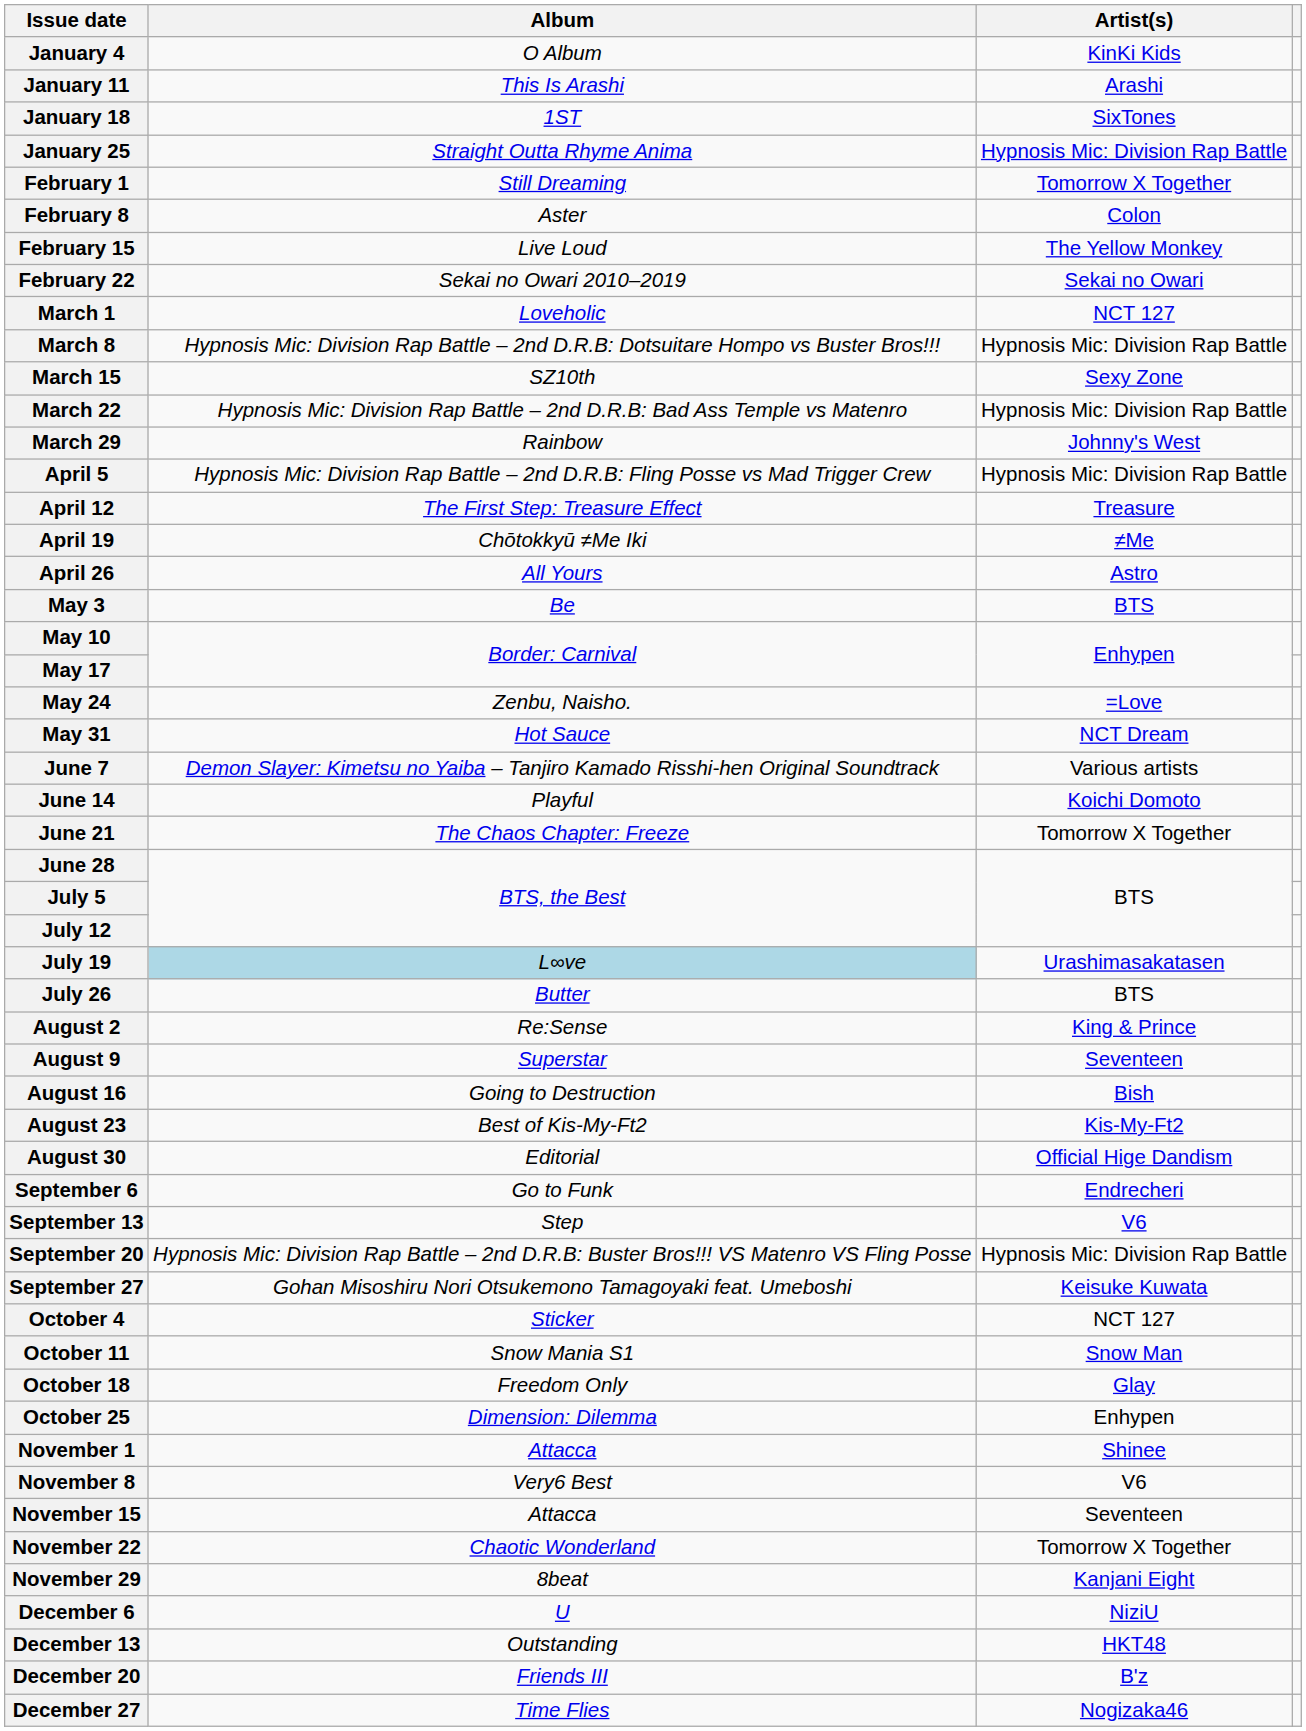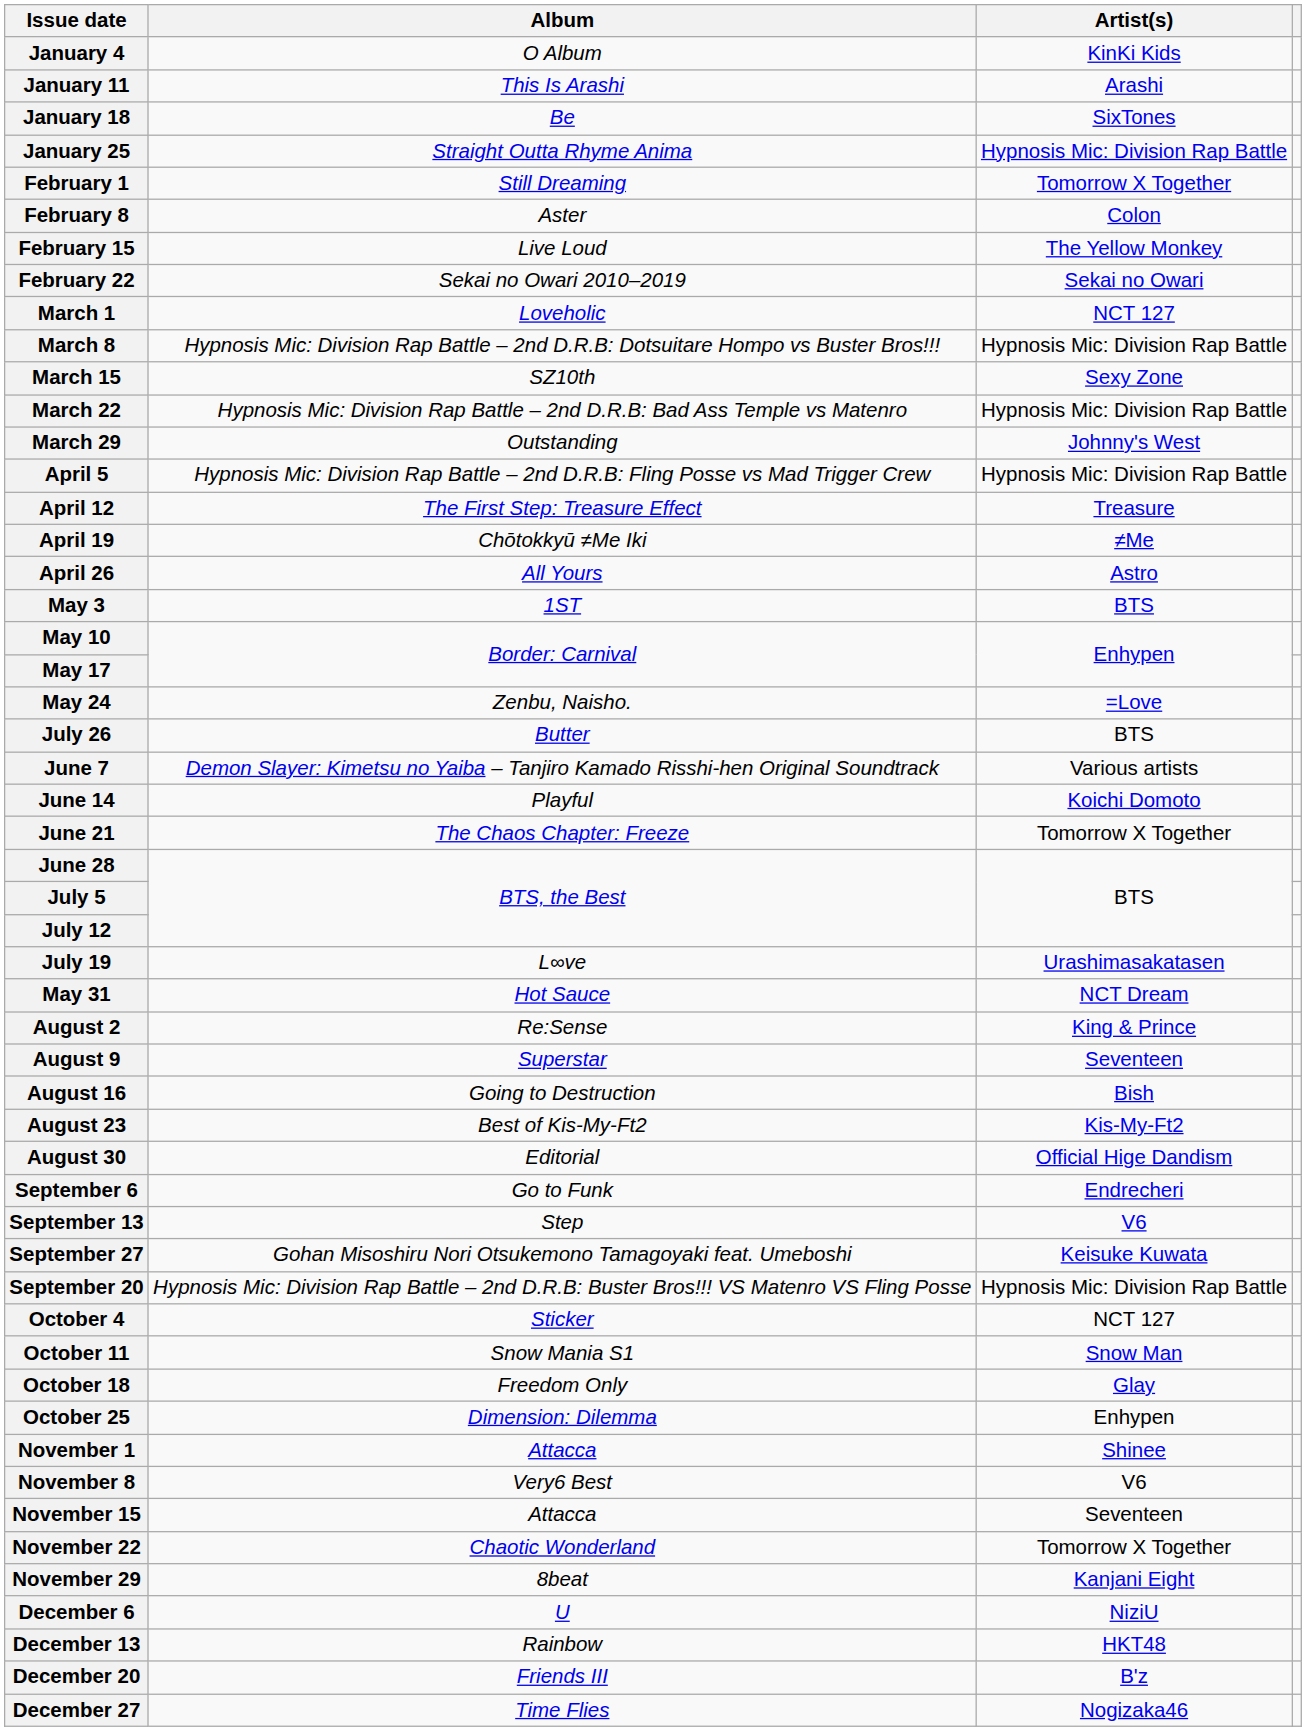(562, 118) 1ST -> (562, 118) Be
(562, 442) Rainbow -> (562, 442) Outstanding
(562, 605) Be -> (562, 605) 1ST
rows swapped: (77, 735) <-> (77, 995)
(562, 962) lightblue background -> (562, 962) no background
rows swapped: (77, 1254) <-> (77, 1287)
(562, 1644) Outstanding -> (562, 1644) Rainbow
